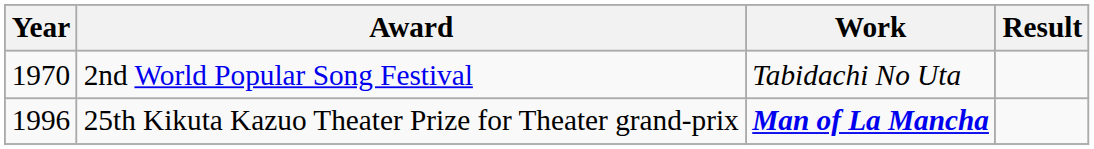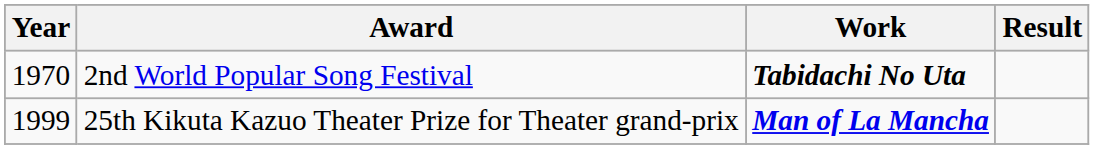(857, 74) normal -> (859, 74) bold
(41, 120) 1996 -> (41, 120) 1999
